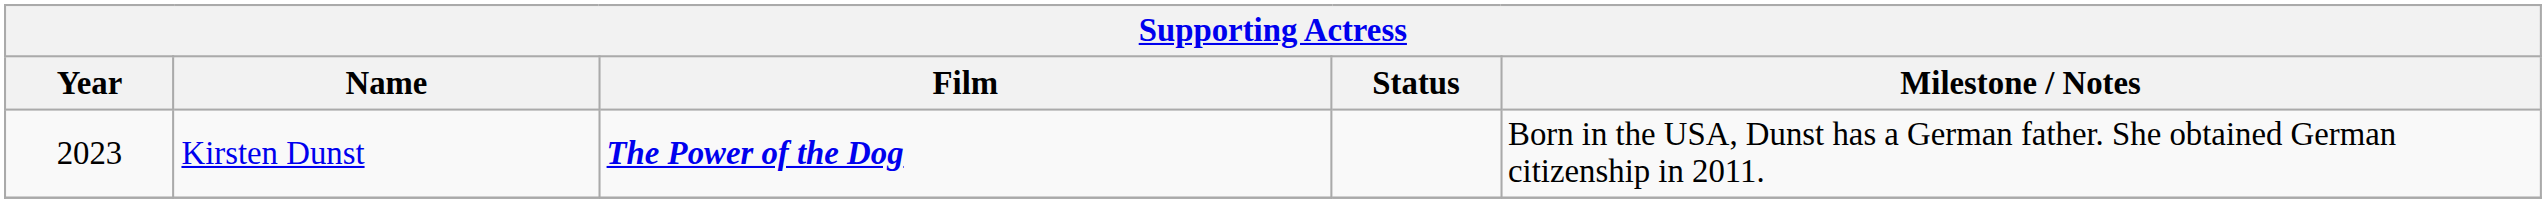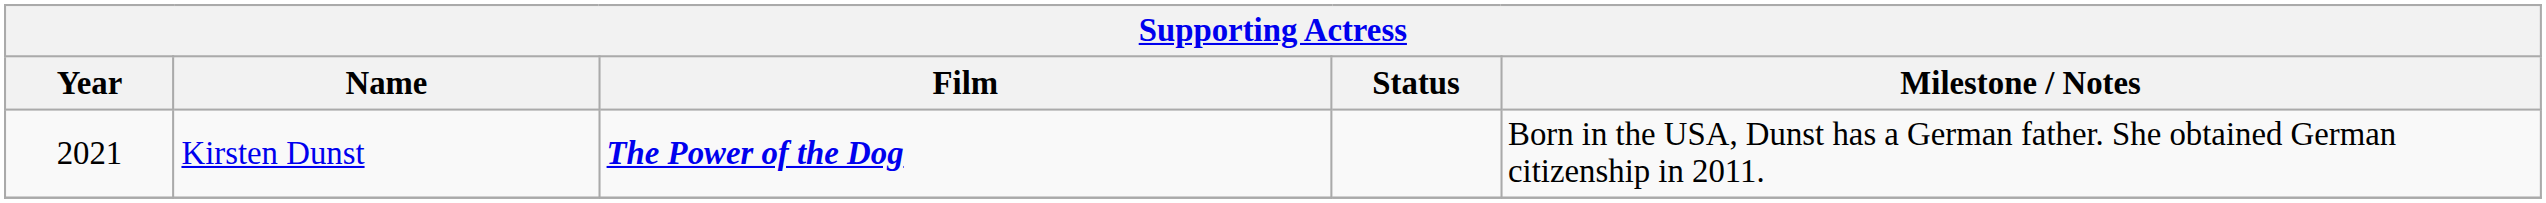(89, 152) 2023 -> (89, 152) 2021
